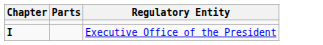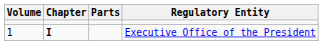+ column: (24, 12)
